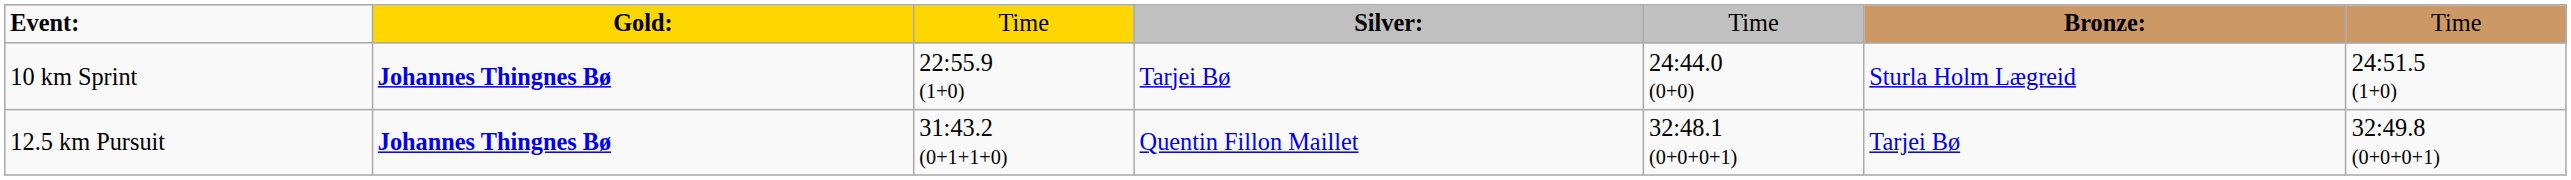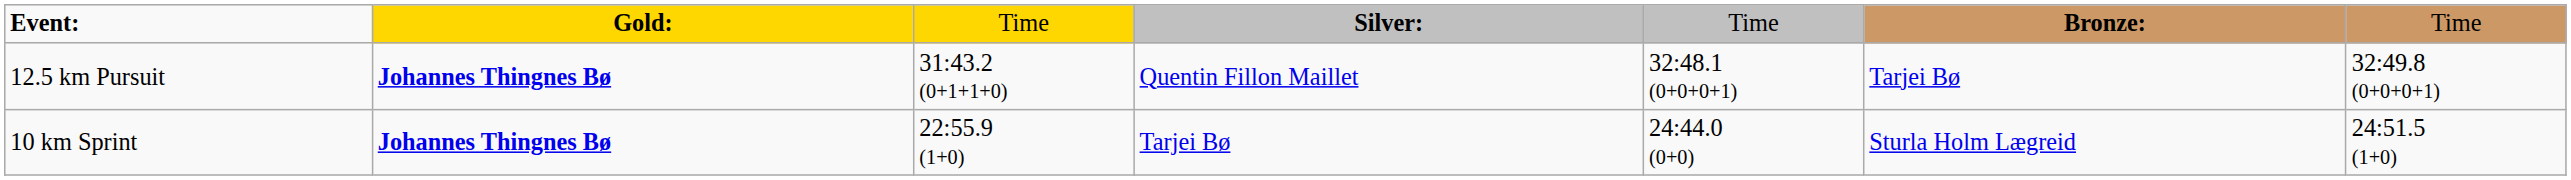rows swapped: (74, 76) <-> (88, 141)
